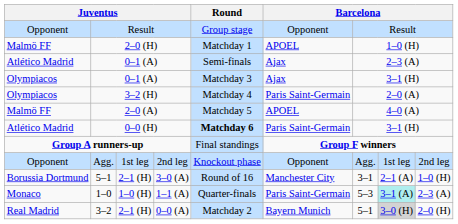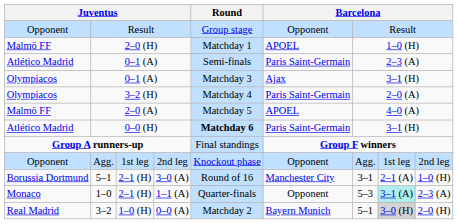(276, 62) Ajax -> (308, 62) Paris Saint-Germain
(135, 194) 1–0 (H) -> (135, 194) 2–1 (H)
(308, 194) Paris Saint-Germain -> (308, 194) Opponent
(135, 210) 2–1 (H) -> (135, 210) 1–0 (H)
